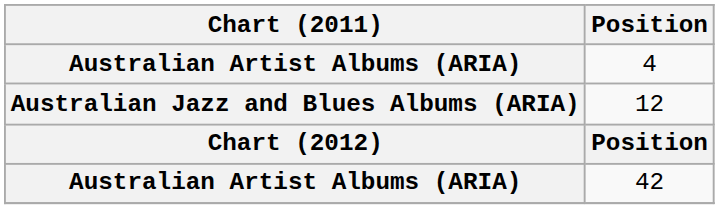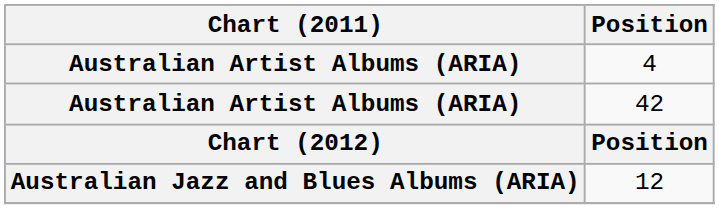rows swapped: (650, 183) <-> (650, 104)
